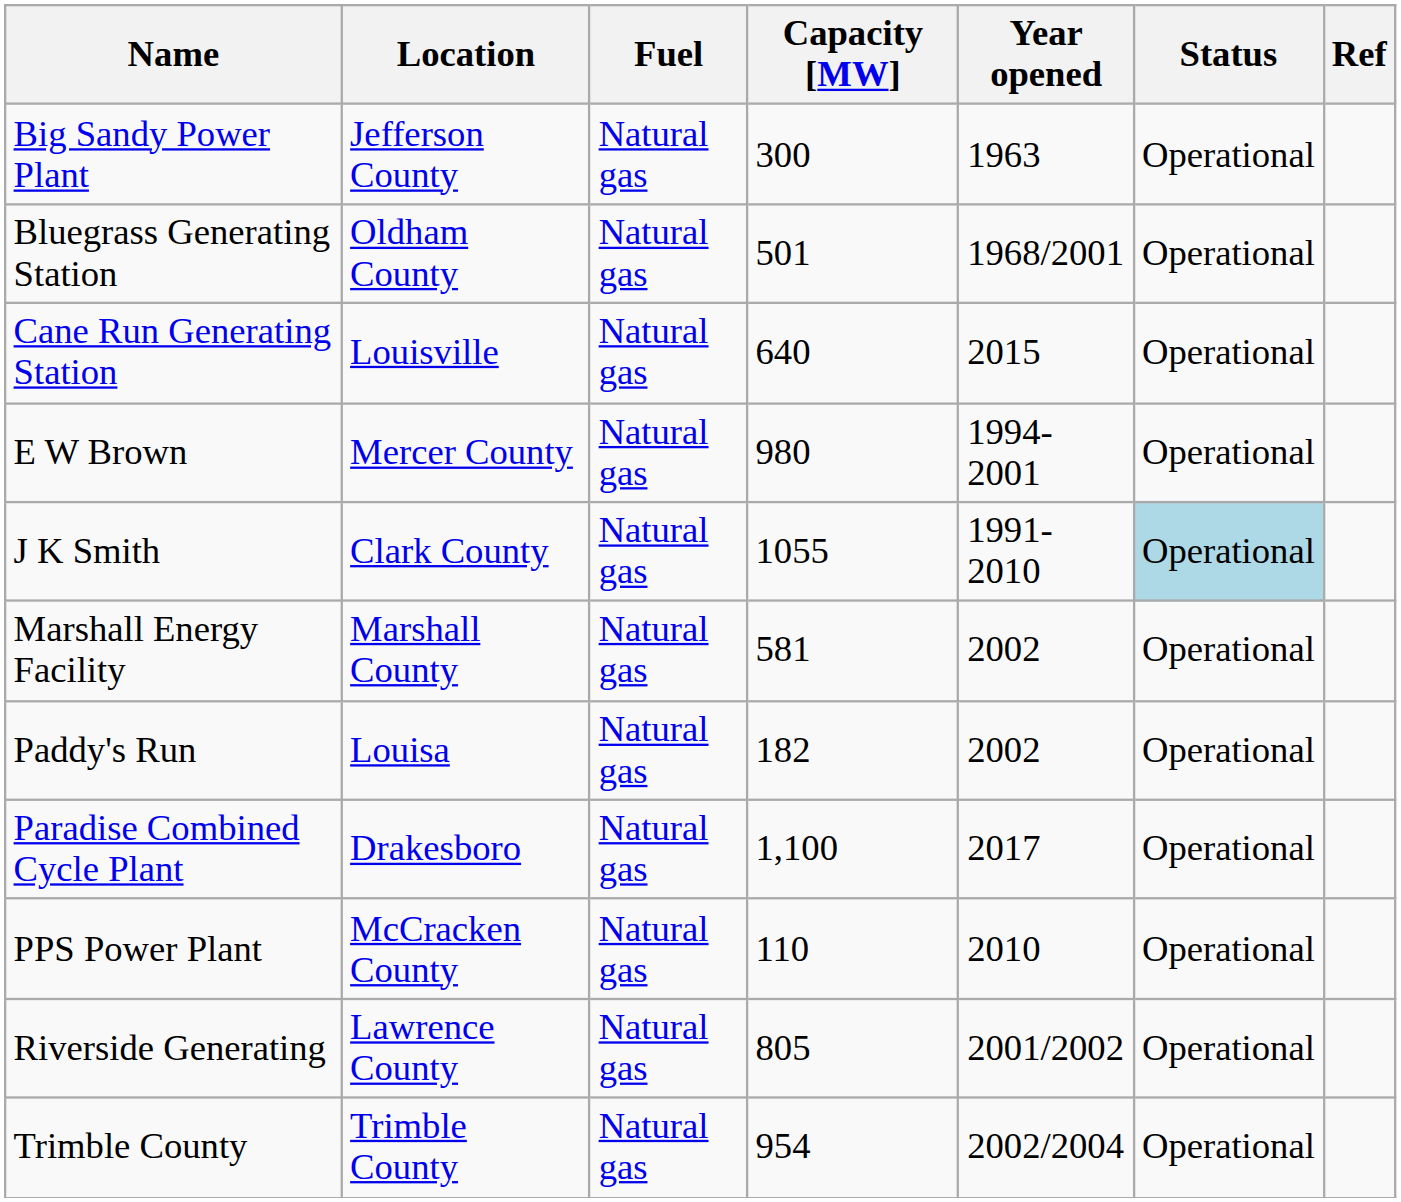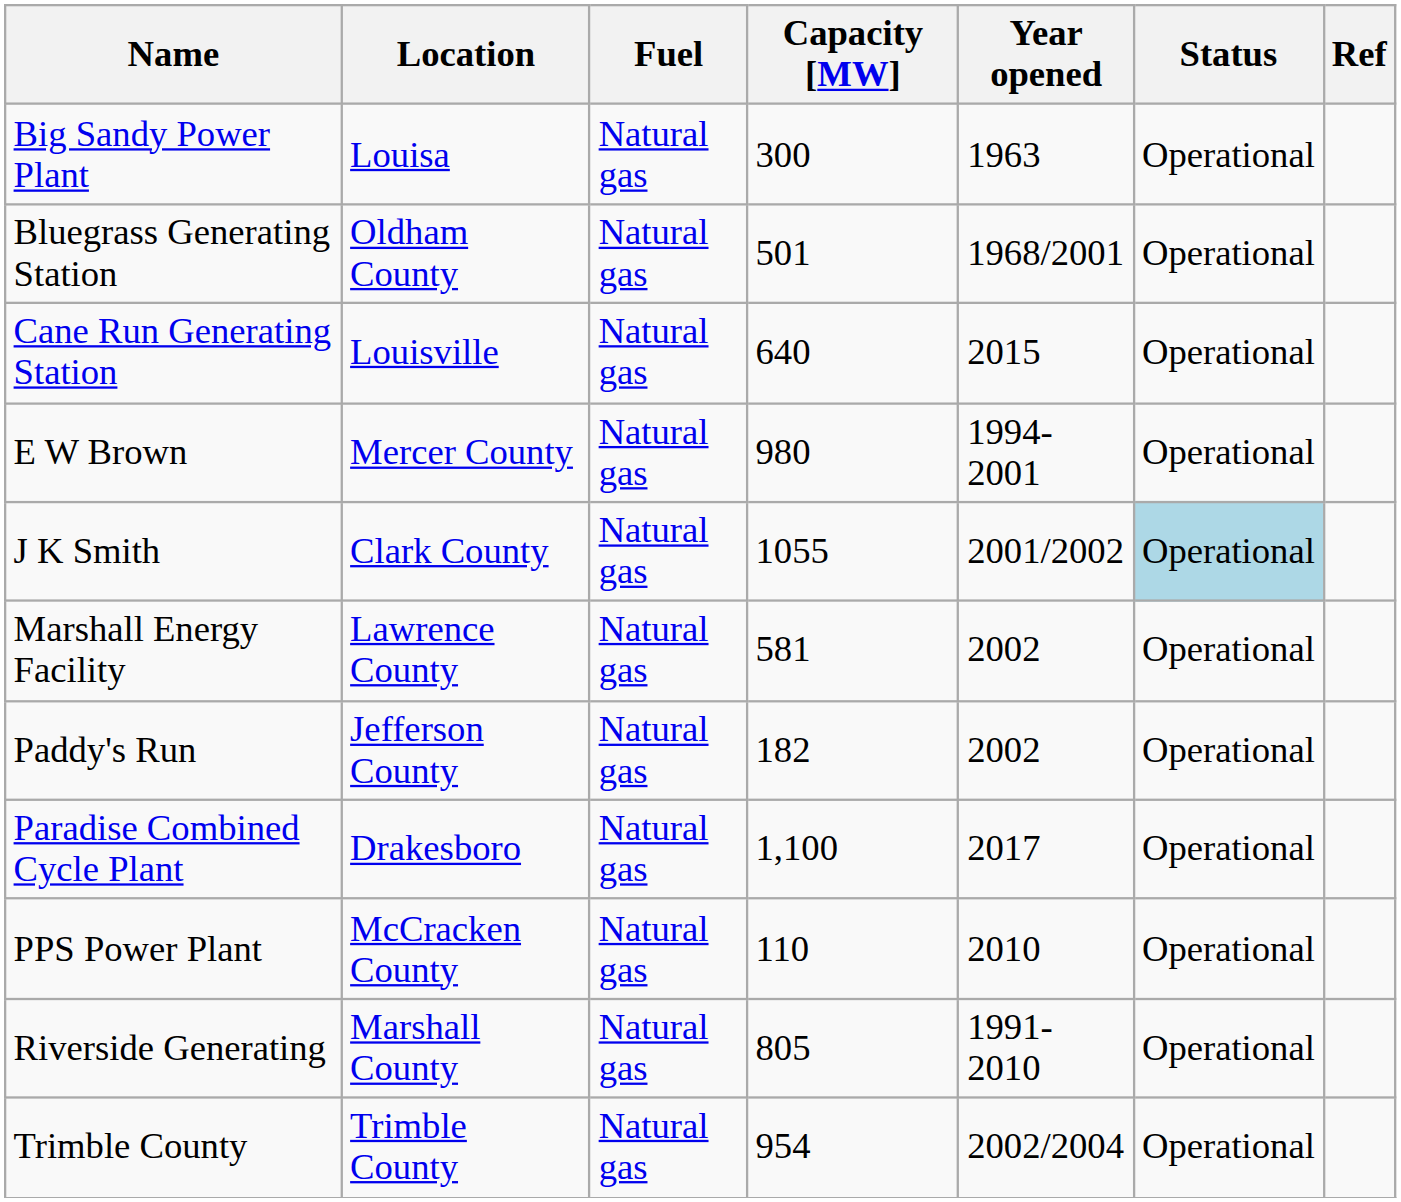(417, 153) Jefferson County -> (400, 153) Louisa
(1010, 550) 1991-2010 -> (1046, 550) 2001/2002
(415, 650) Marshall County -> (422, 650) Lawrence County
(400, 749) Louisa -> (417, 749) Jefferson County
(422, 1047) Lawrence County -> (415, 1047) Marshall County
(1046, 1047) 2001/2002 -> (1010, 1047) 1991-2010
